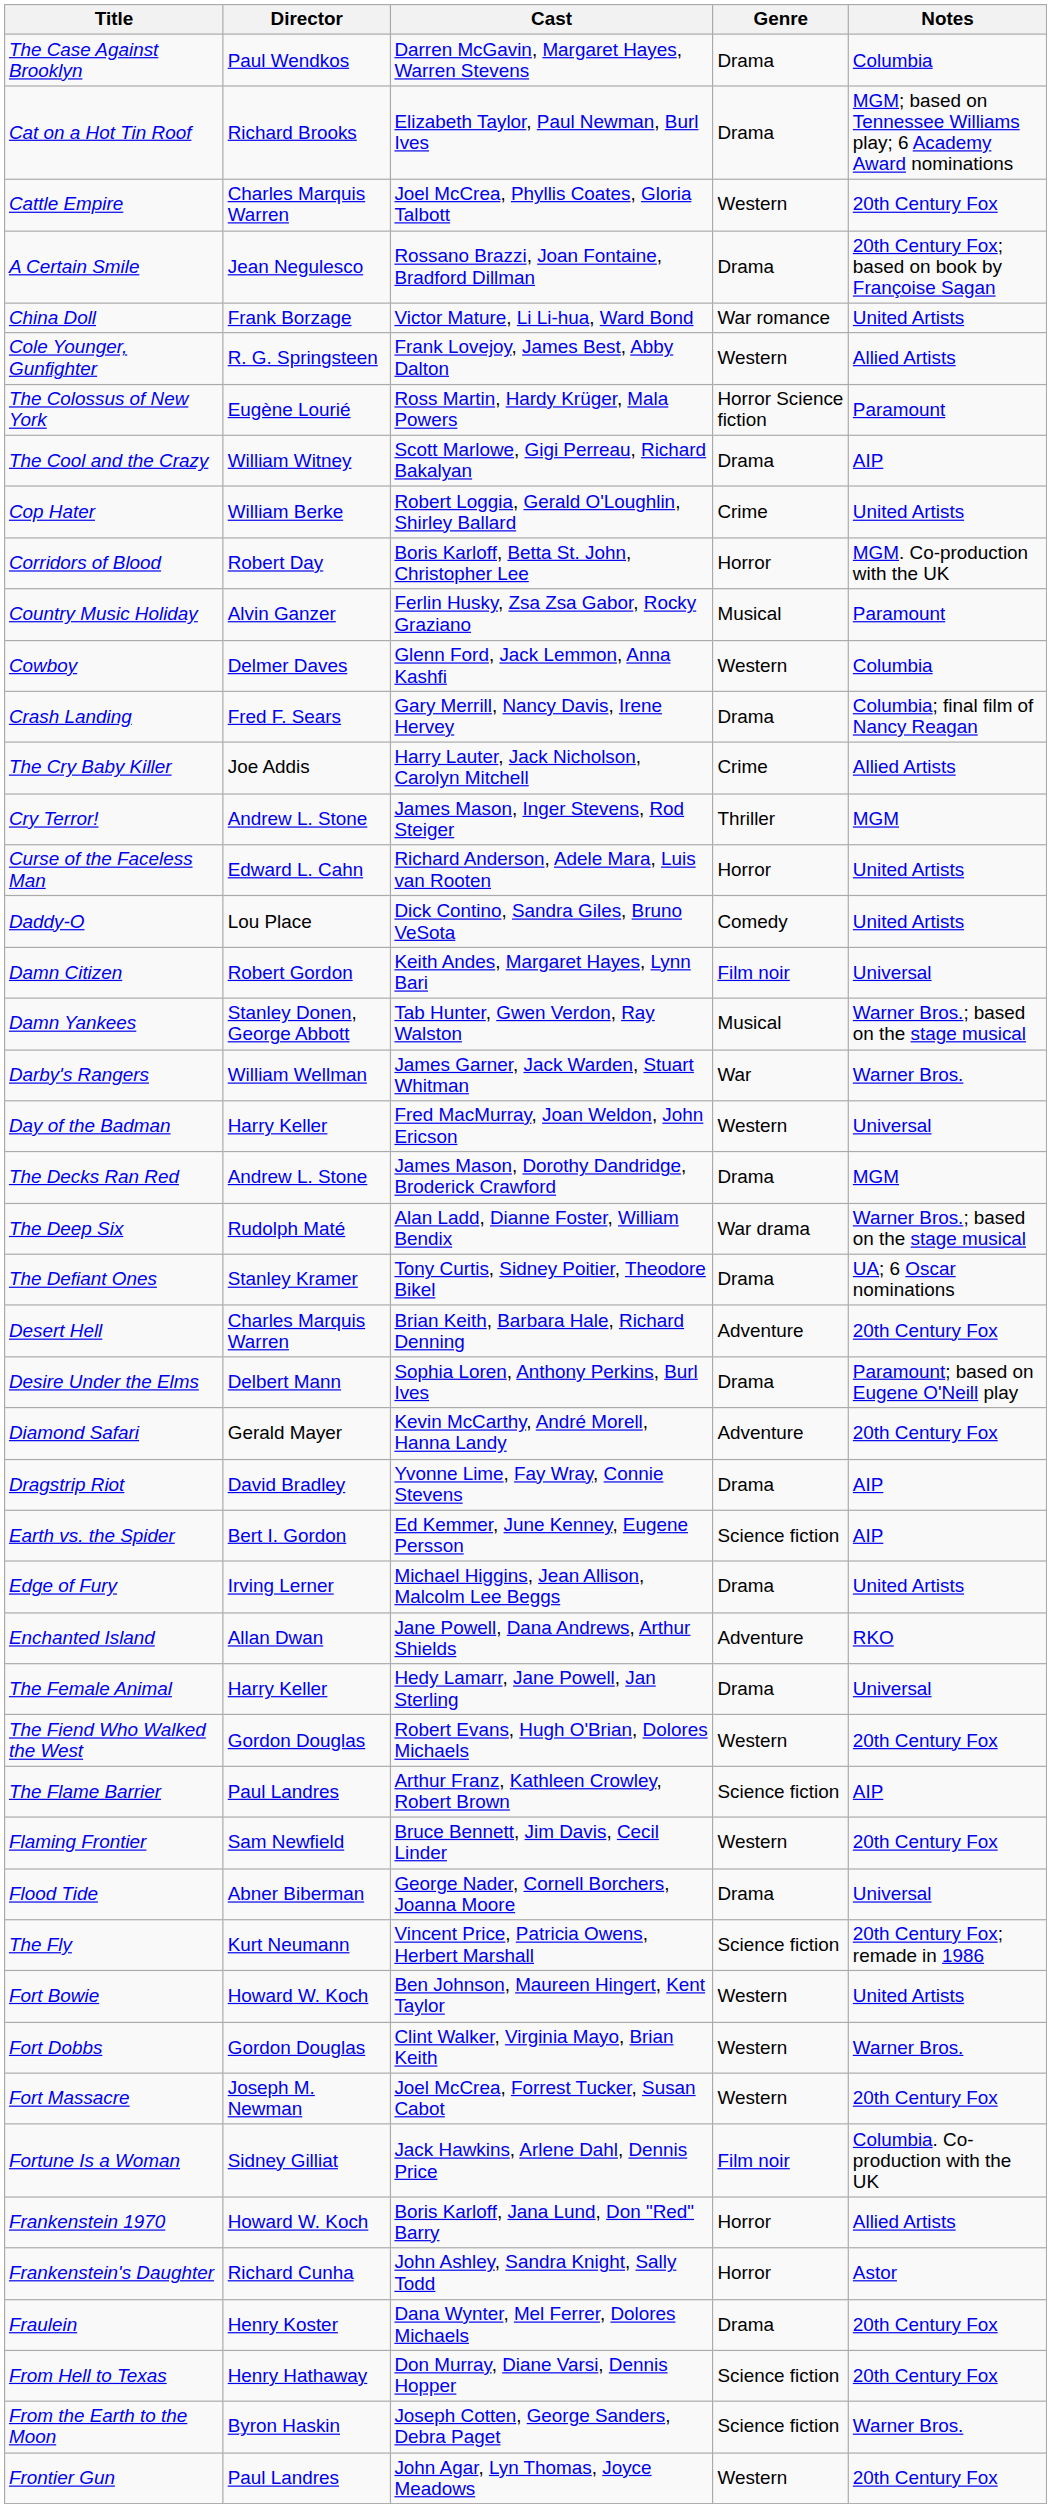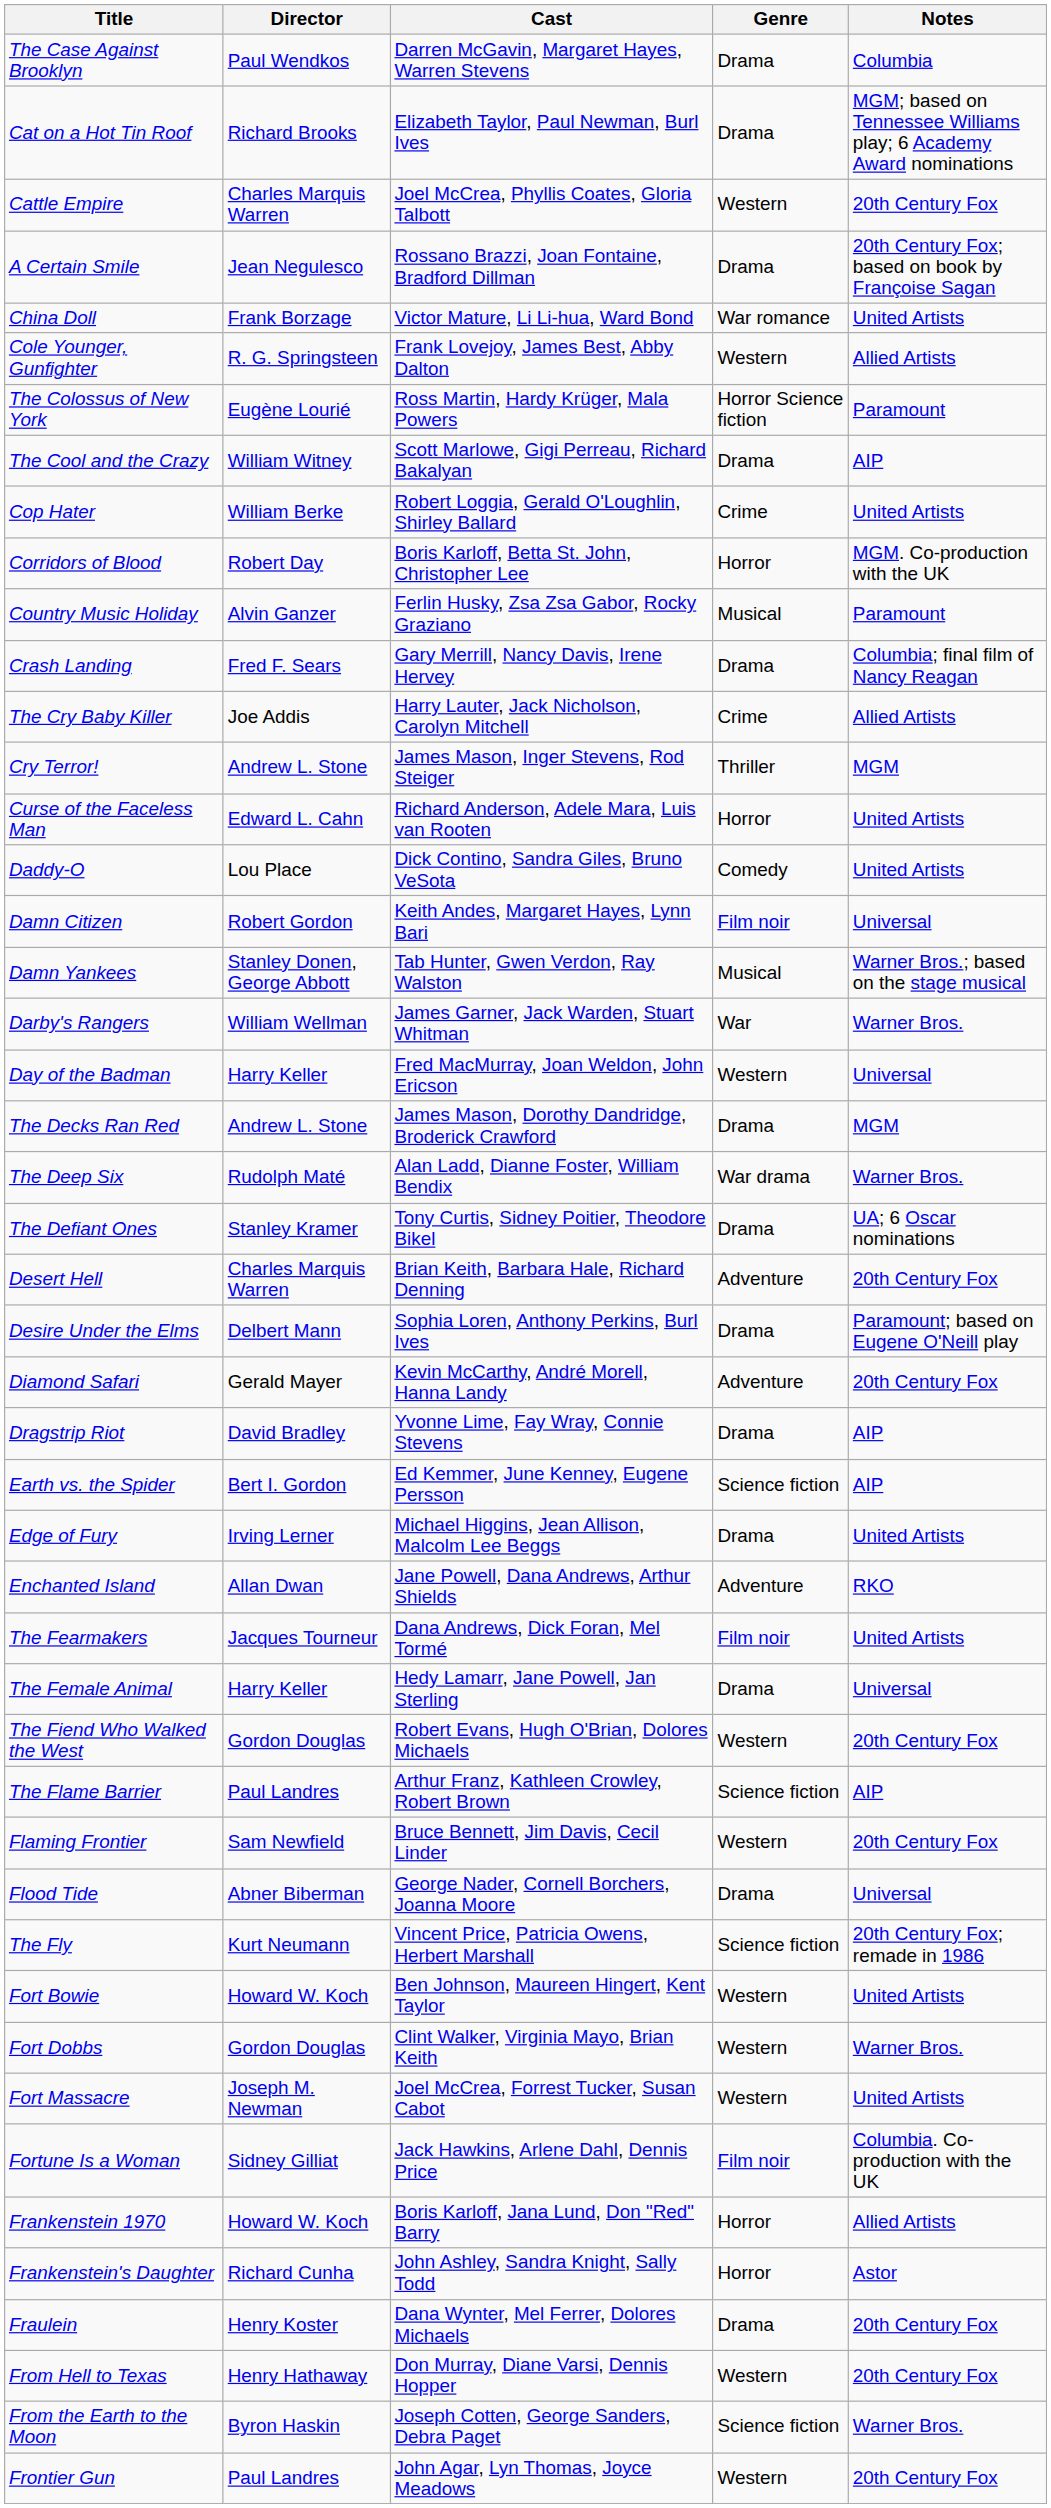- row: (43, 665)
(939, 1228) Warner Bros.; based on the stage musical -> (908, 1177) Warner Bros.
+ row: (78, 1637)
(925, 2098) 20th Century Fox -> (908, 2098) United Artists
(778, 2375) Science fiction -> (752, 2375) Western
